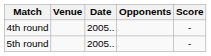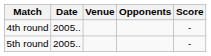columns swapped: (101, 12) <-> (68, 12)
